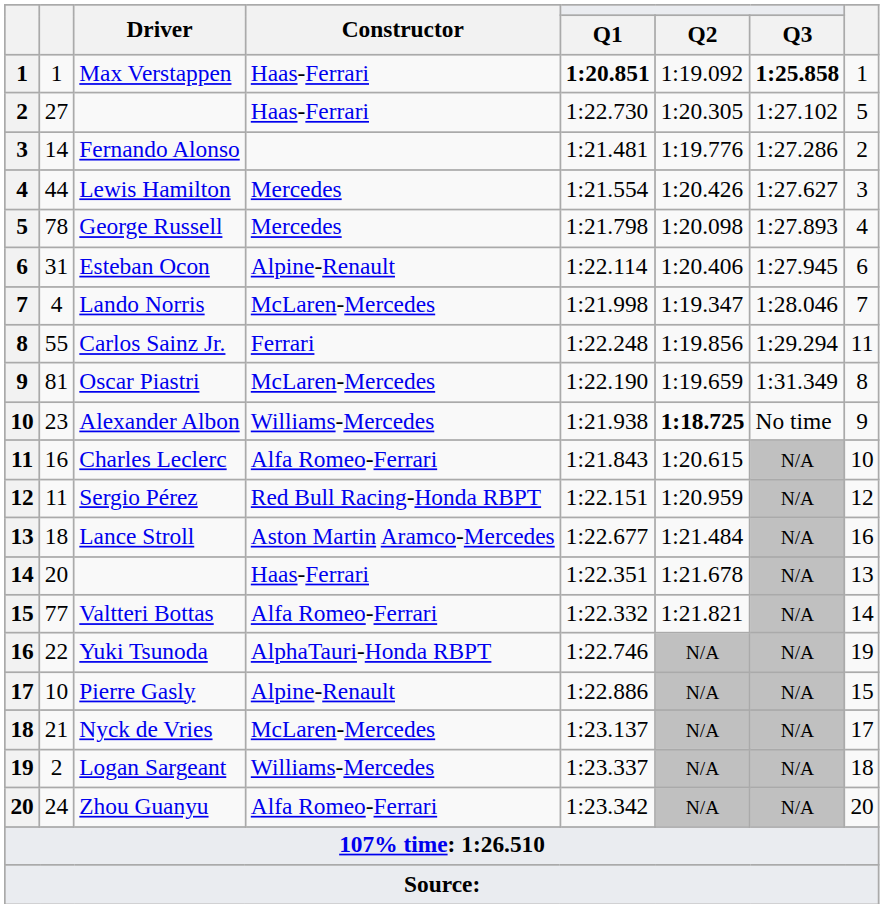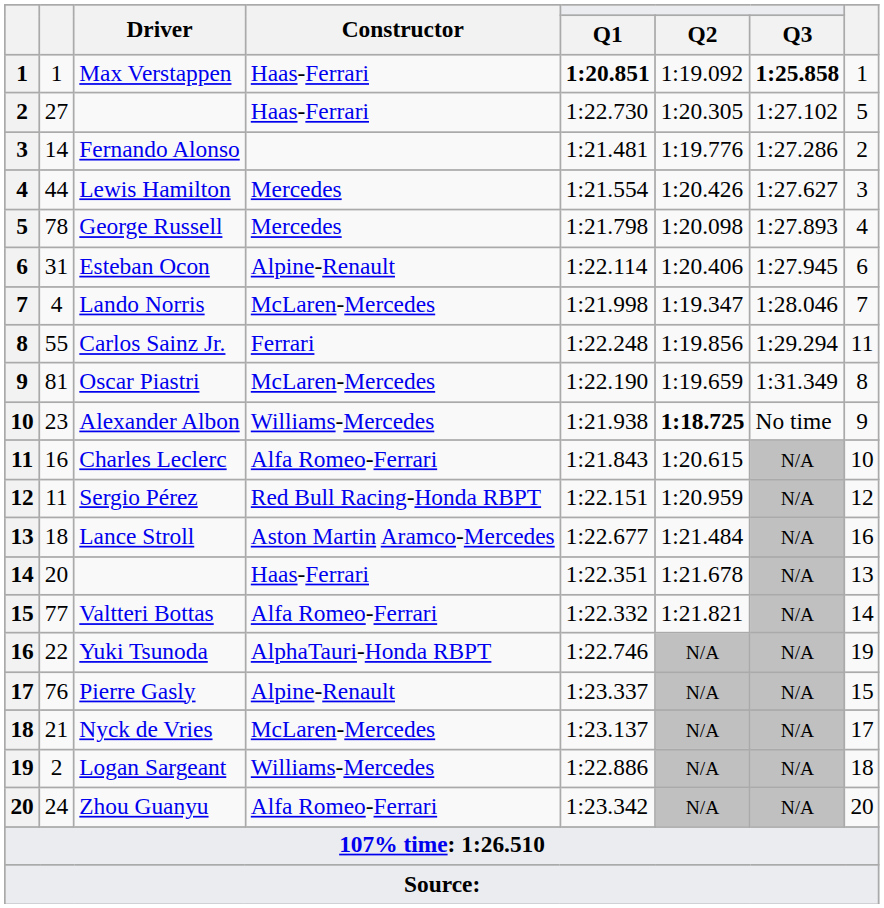(57, 690) 10 -> (57, 690) 76
(607, 690) 1:22.886 -> (607, 690) 1:23.337
(607, 767) 1:23.337 -> (607, 767) 1:22.886
